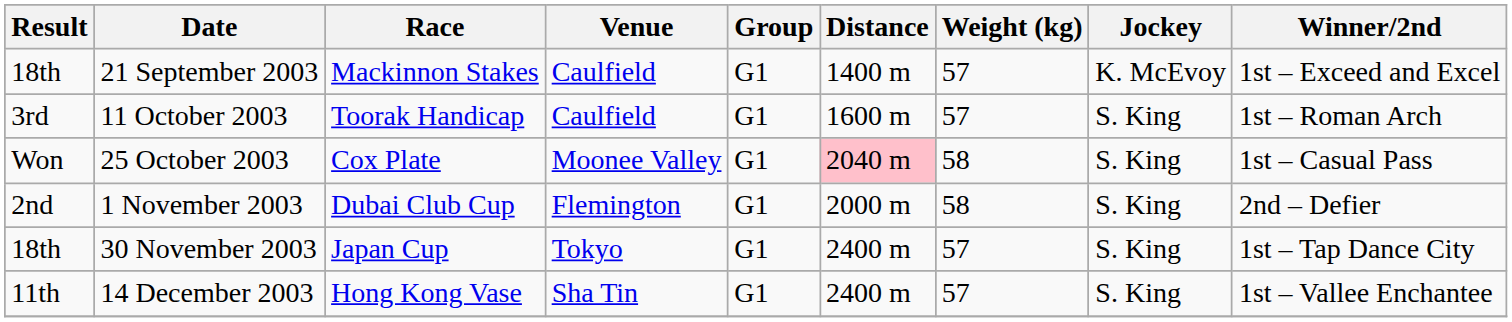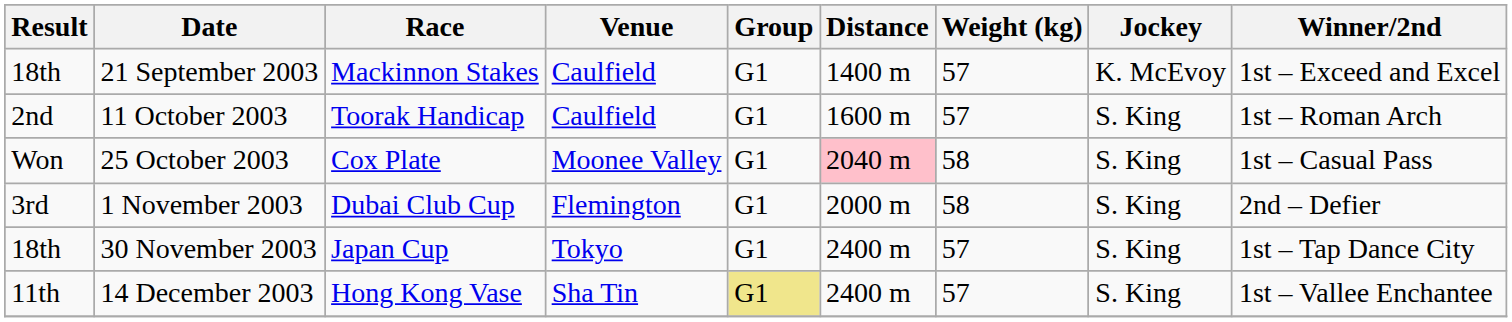(30, 115) 3rd -> (32, 115) 2nd
(32, 204) 2nd -> (30, 204) 3rd
(751, 293) no background -> (751, 293) khaki background
